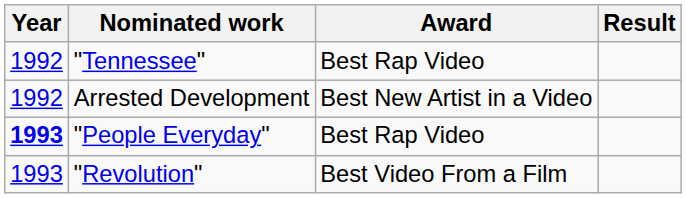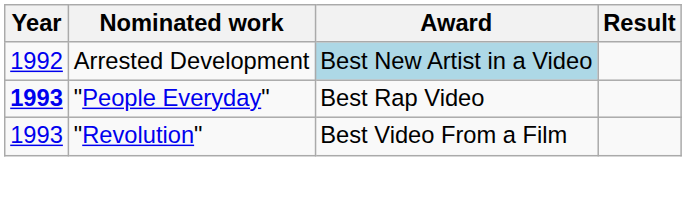- row: (139, 60)
(456, 98) no background -> (456, 60) lightblue background
